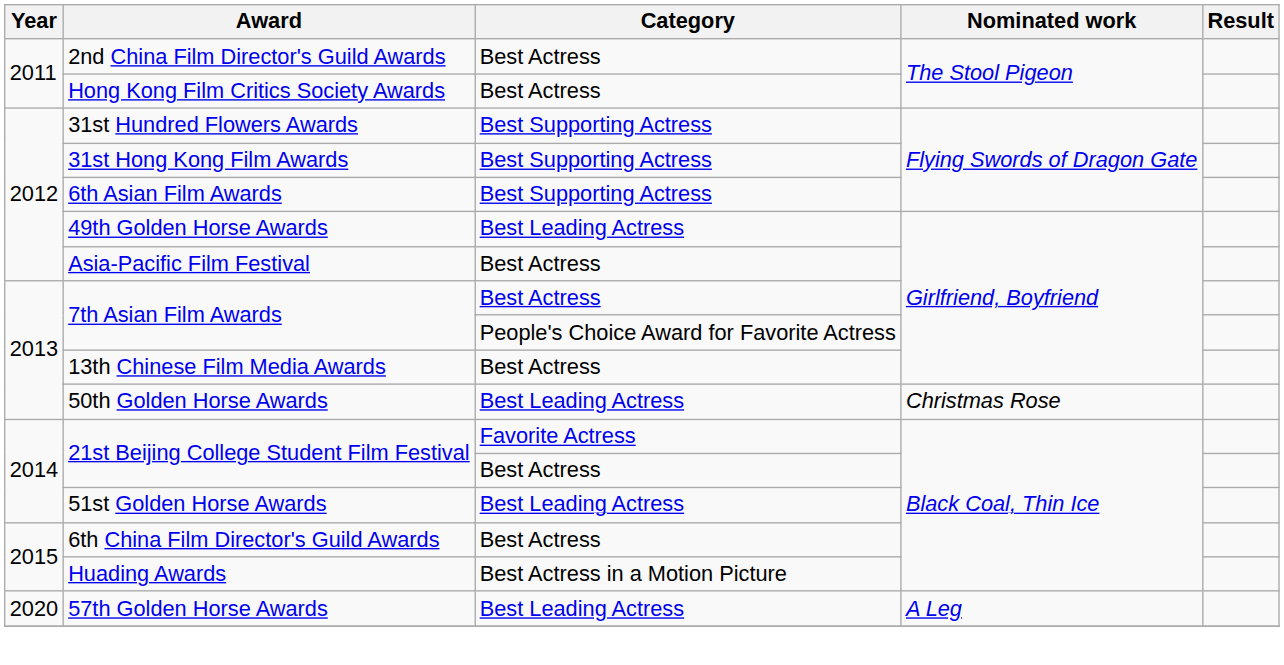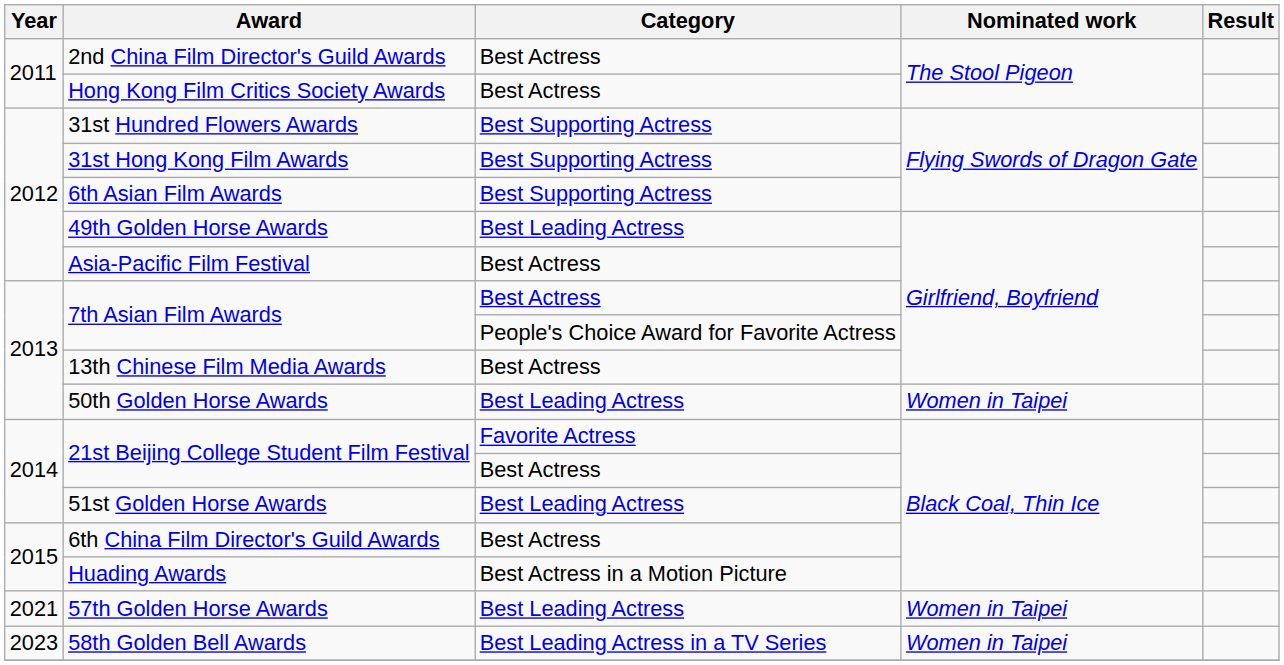(983, 401) Christmas Rose -> (987, 401) Women in Taipei
(34, 608) 2020 -> (34, 608) 2021
(934, 608) A Leg -> (987, 608) Women in Taipei
+ row: (187, 642)
